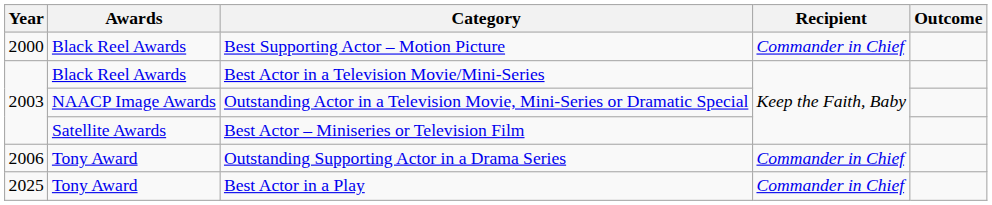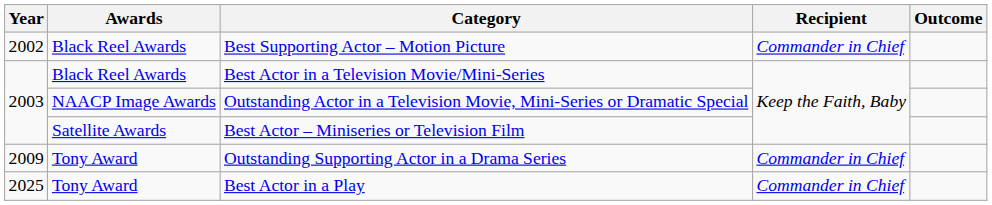(26, 46) 2000 -> (26, 46) 2002
(26, 158) 2006 -> (26, 158) 2009
